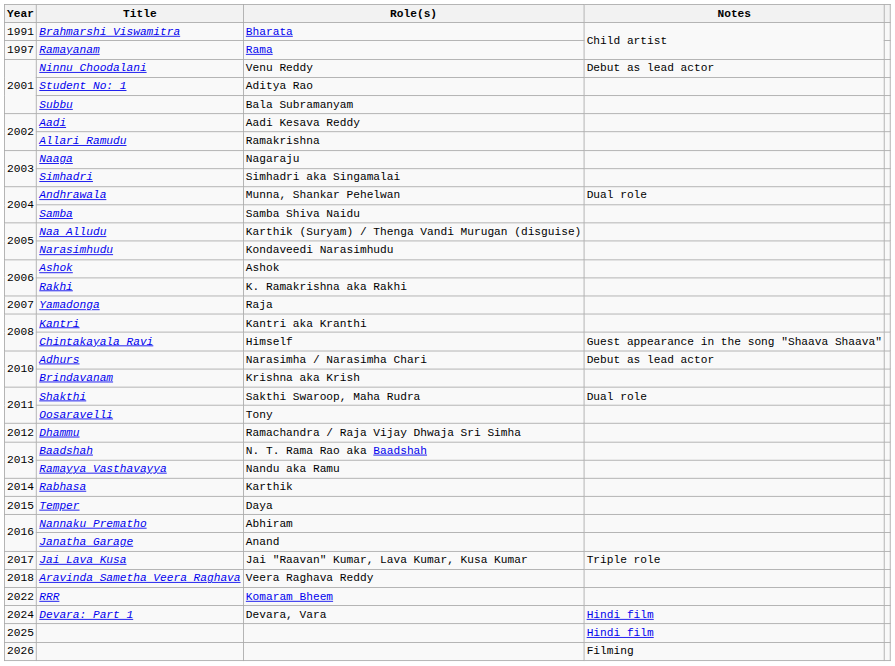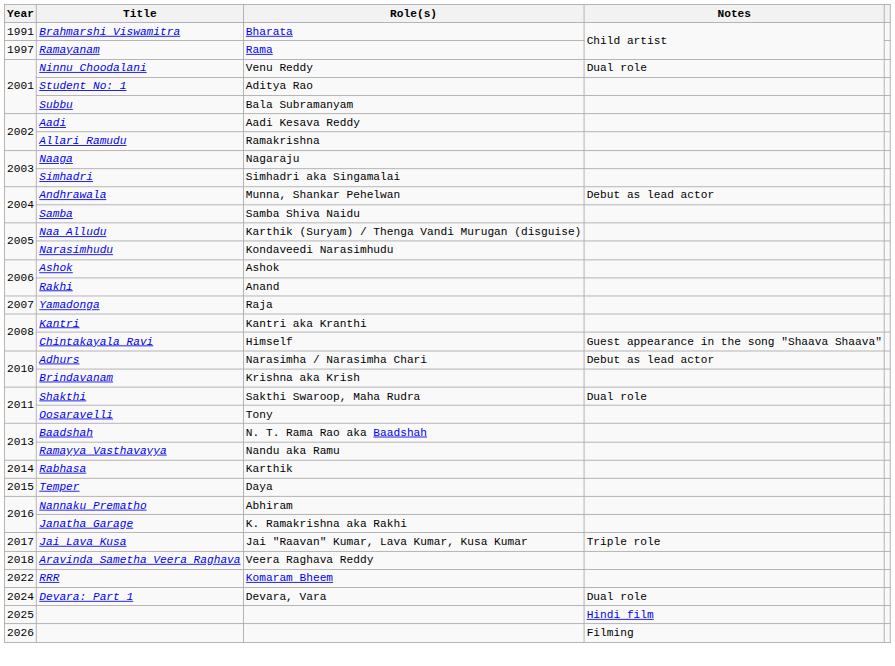(650, 68) Debut as lead actor -> (617, 68) Dual role
(617, 196) Dual role -> (650, 196) Debut as lead actor
(326, 287) K. Ramakrishna aka Rakhi -> (263, 287) Anand
- row: (21, 433)
(263, 542) Anand -> (326, 524) K. Ramakrishna aka Rakhi
(620, 615) Hindi film -> (617, 597) Dual role
